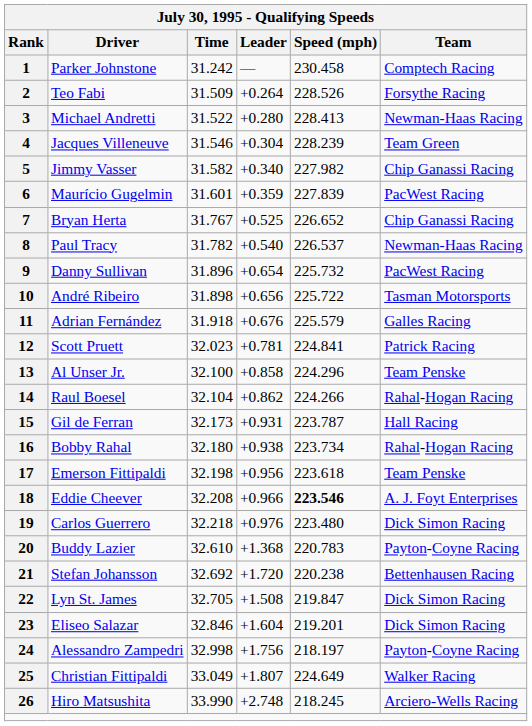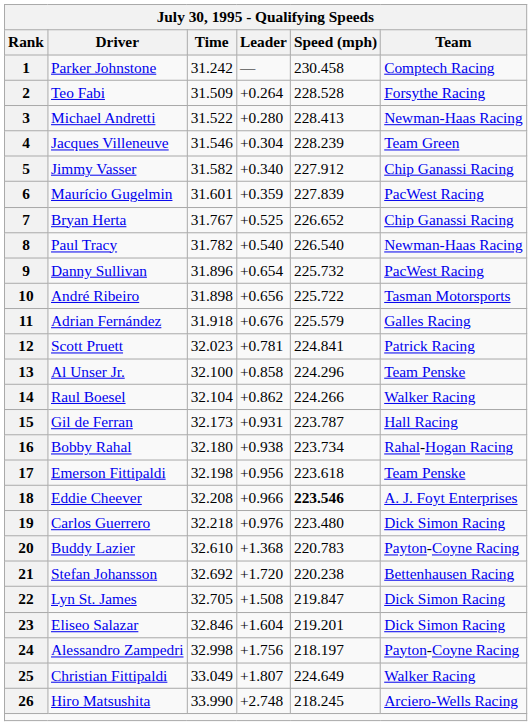(319, 93) 228.526 -> (319, 93) 228.528
(319, 169) 227.982 -> (319, 169) 227.912
(319, 245) 226.537 -> (319, 245) 226.540
(449, 397) Rahal-Hogan Racing -> (430, 397) Walker Racing
